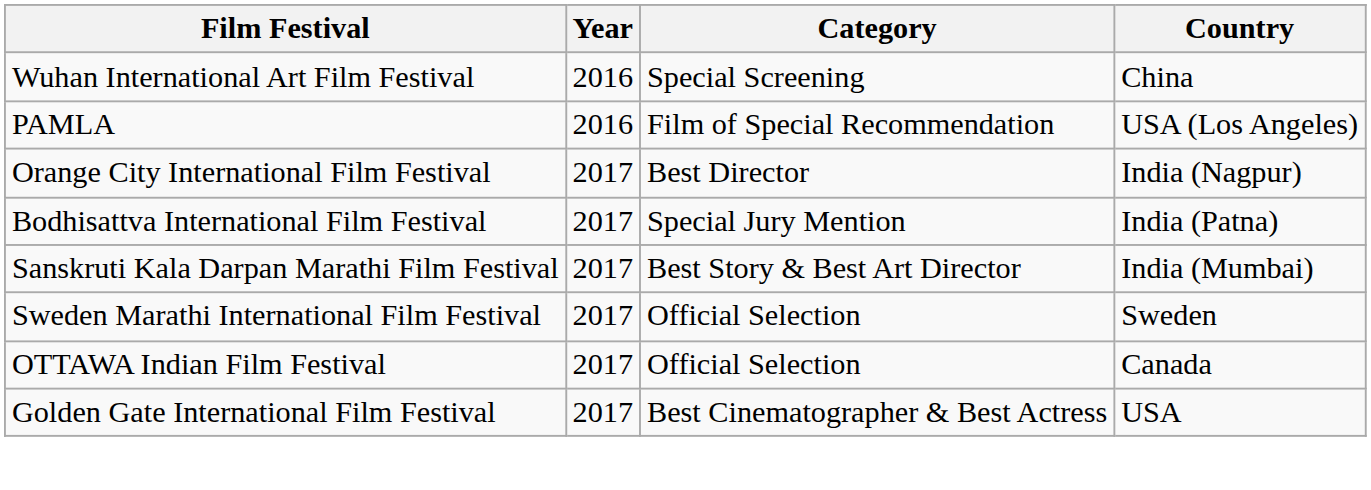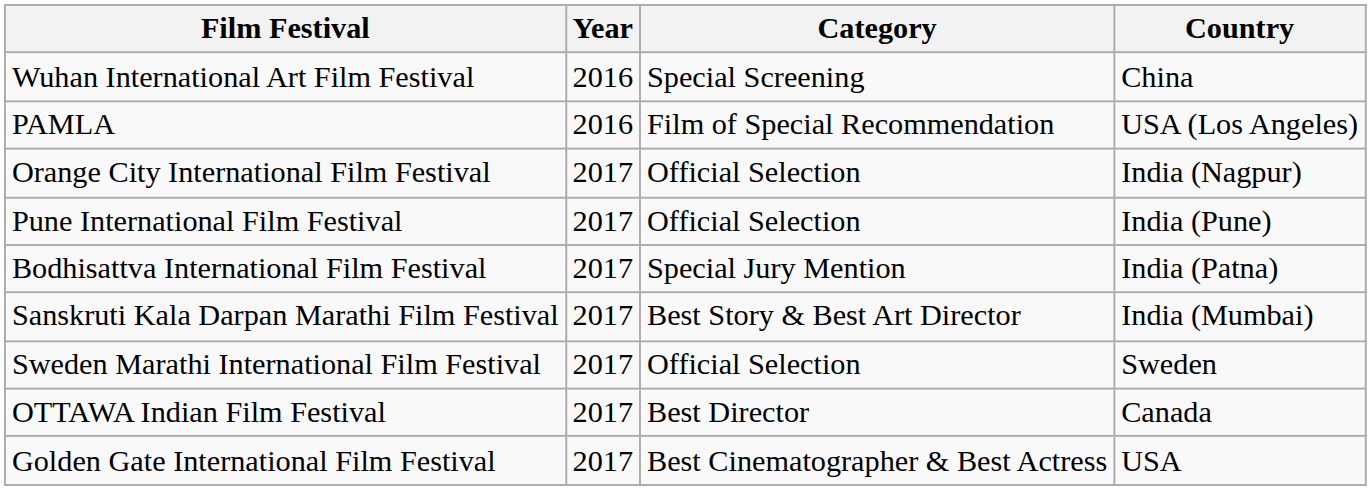(728, 172) Best Director -> (754, 172) Official Selection
+ row: (207, 220)
(754, 364) Official Selection -> (728, 412) Best Director
